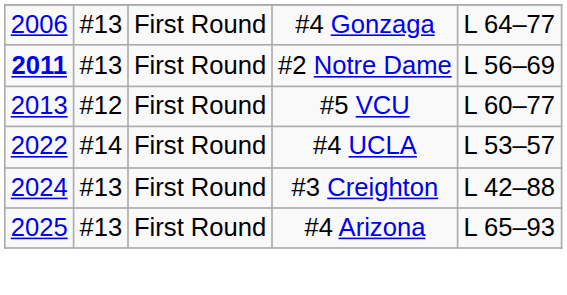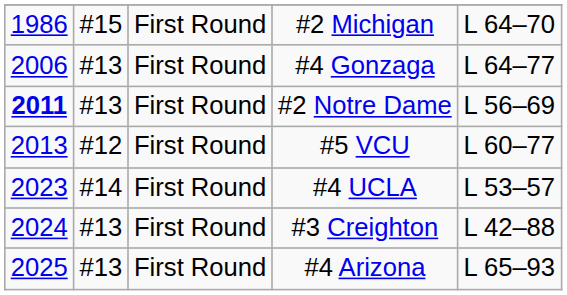+ row: (365, 24)
(39, 146) 2022 -> (39, 187) 2023
